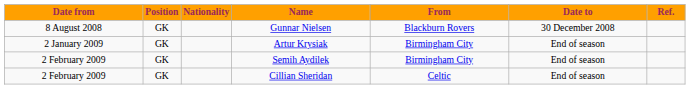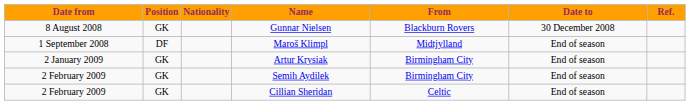+ row: (301, 44)
